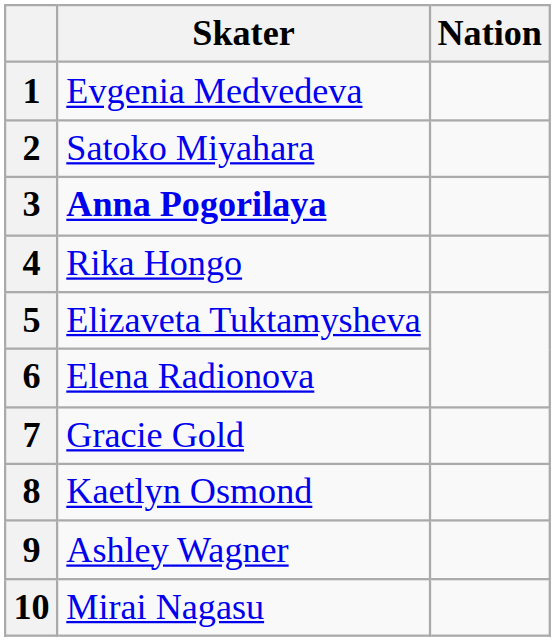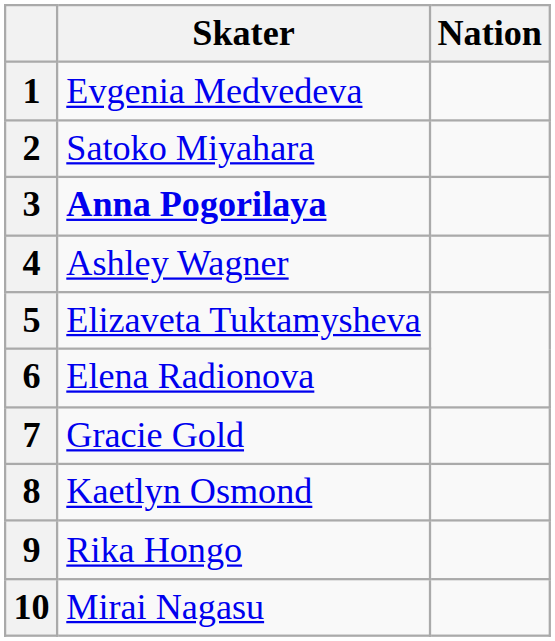(154, 262) Rika Hongo -> (177, 262) Ashley Wagner
(177, 549) Ashley Wagner -> (154, 549) Rika Hongo
